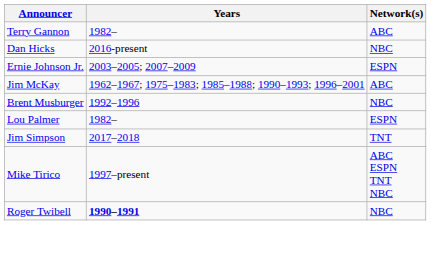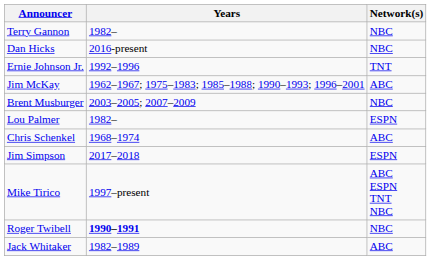(381, 31) ABC -> (381, 31) NBC
(142, 66) 2003–2005; 2007–2009 -> (114, 66) 1992–1996
(383, 66) ESPN -> (381, 66) TNT
(114, 102) 1992–1996 -> (142, 102) 2003–2005; 2007–2009
+ row: (41, 137)
(381, 137) TNT -> (383, 155) ESPN
+ row: (39, 246)
